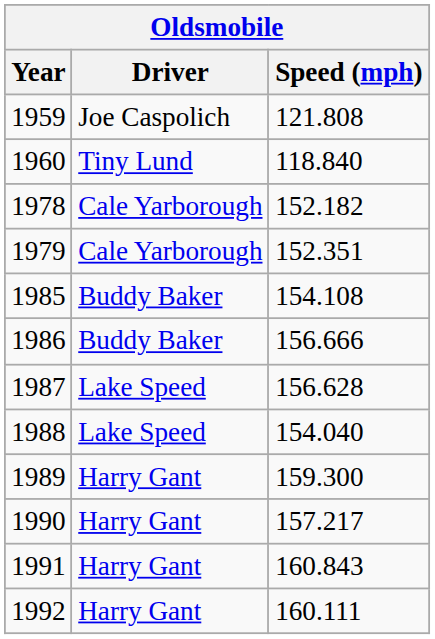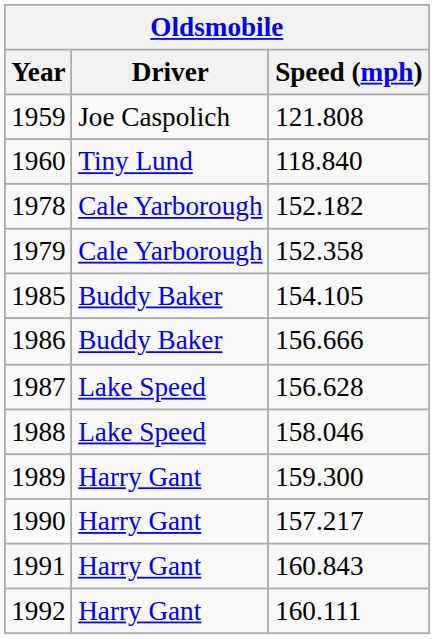(319, 251) 152.351 -> (319, 251) 152.358
(319, 296) 154.108 -> (319, 296) 154.105
(319, 430) 154.040 -> (319, 430) 158.046
